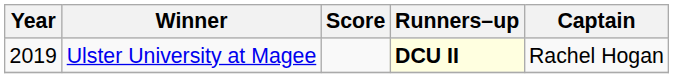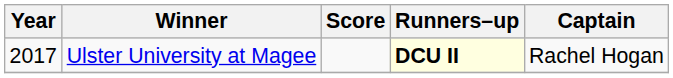(33, 55) 2019 -> (33, 55) 2017
